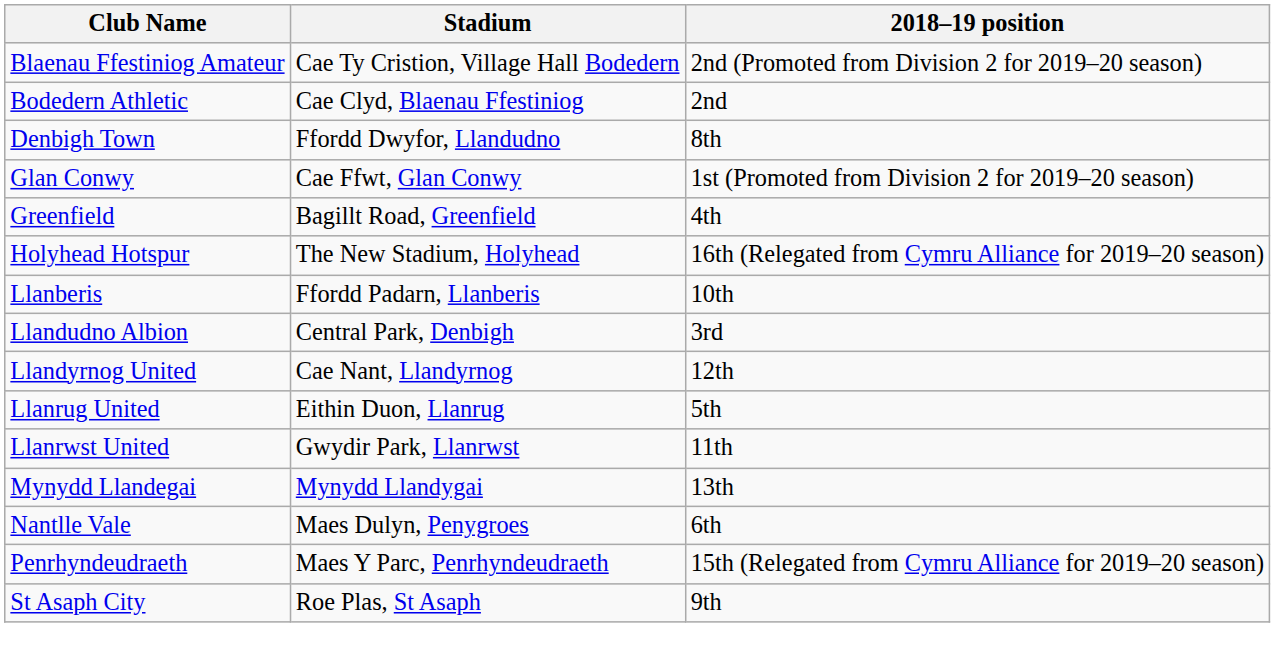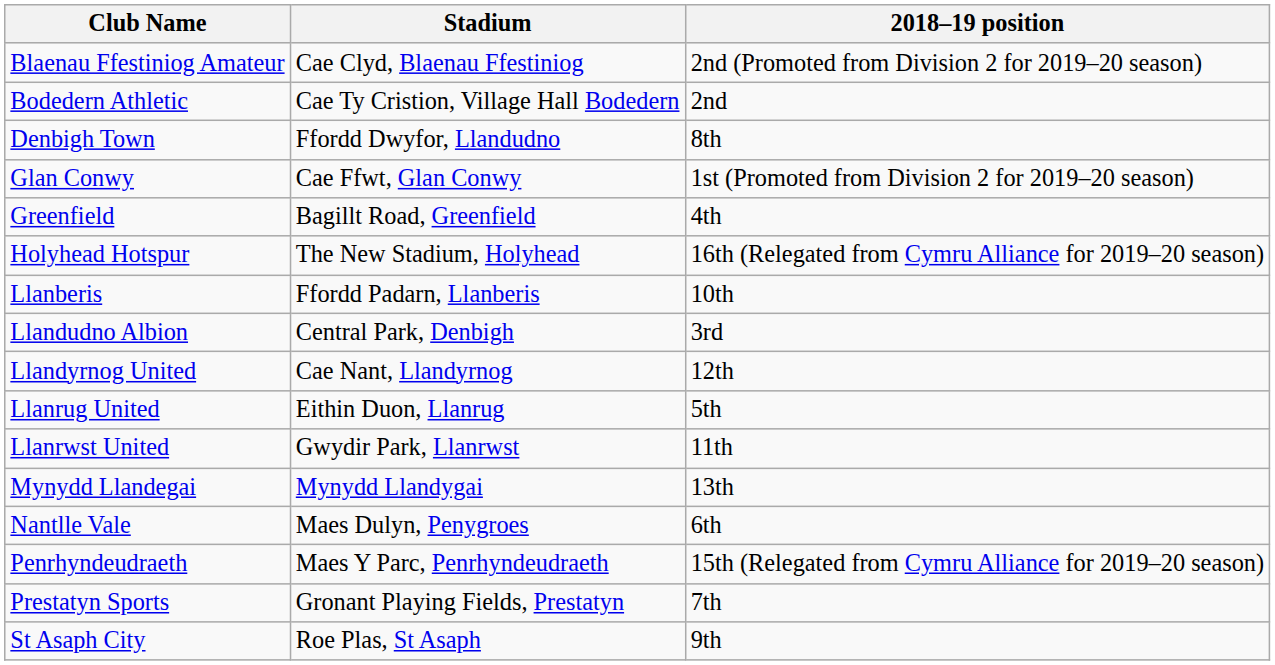(488, 62) Cae Ty Cristion, Village Hall Bodedern -> (440, 62) Cae Clyd, Blaenau Ffestiniog
(440, 100) Cae Clyd, Blaenau Ffestiniog -> (488, 100) Cae Ty Cristion, Village Hall Bodedern
+ row: (90, 602)
